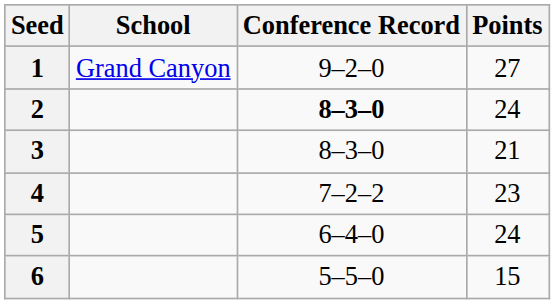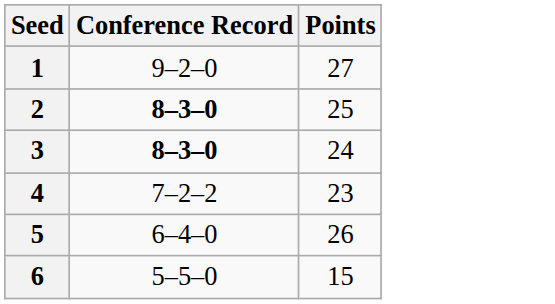- column: (153, 25)
(507, 109) 24 -> (340, 109) 25
(351, 151) normal -> (184, 151) bold
(507, 151) 21 -> (340, 151) 24
(507, 234) 24 -> (340, 234) 26
